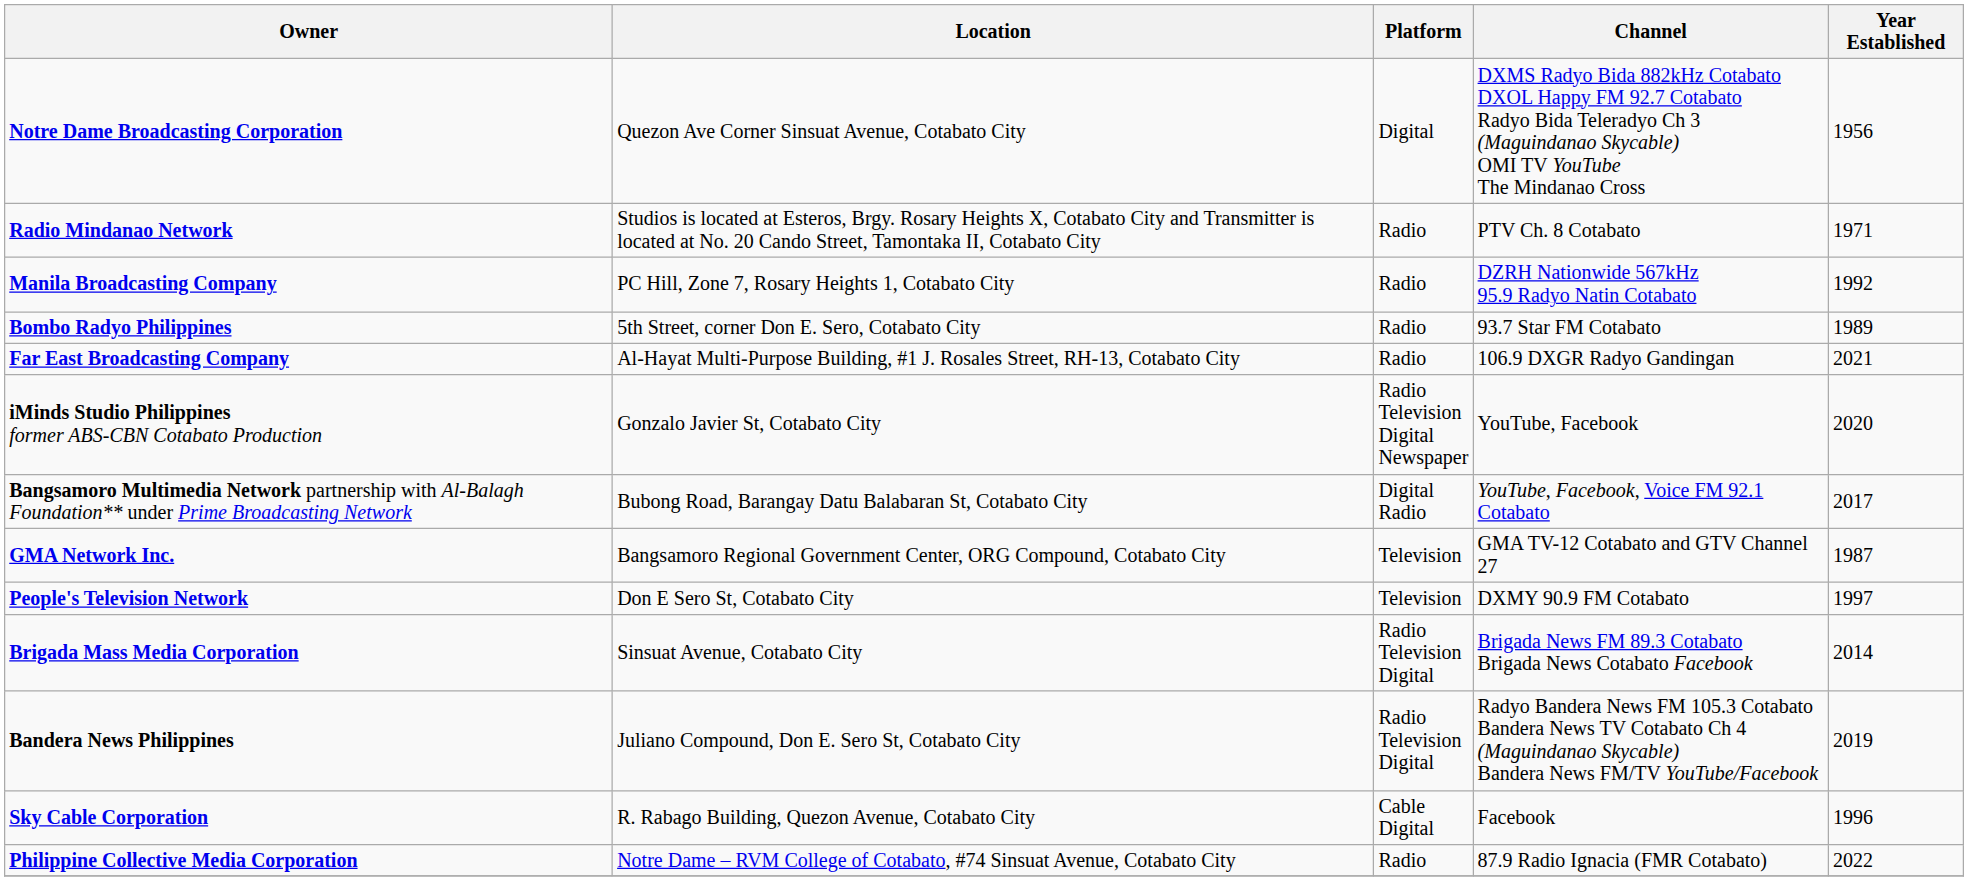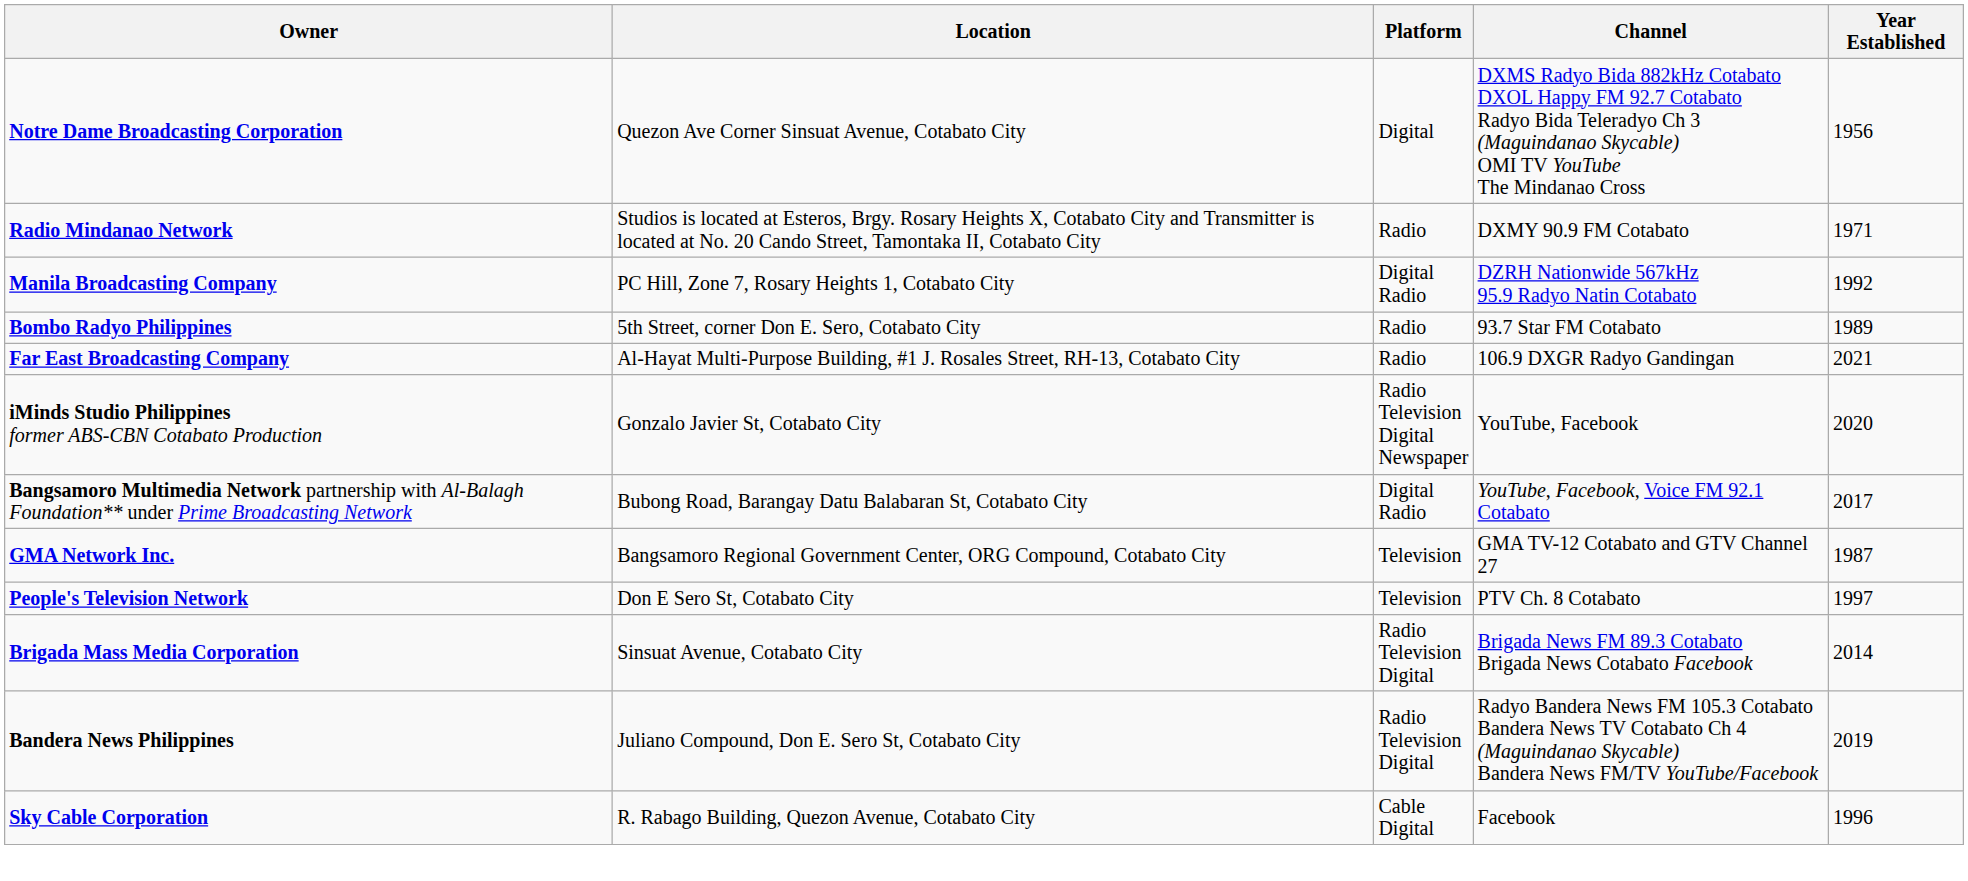(1559, 230) PTV Ch. 8 Cotabato -> (1583, 230) DXMY 90.9 FM Cotabato
(1402, 284) Radio -> (1406, 284) Digital Radio
(1583, 598) DXMY 90.9 FM Cotabato -> (1559, 598) PTV Ch. 8 Cotabato
- row: (183, 860)
